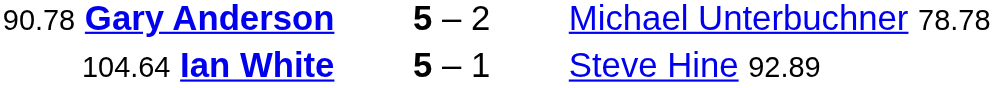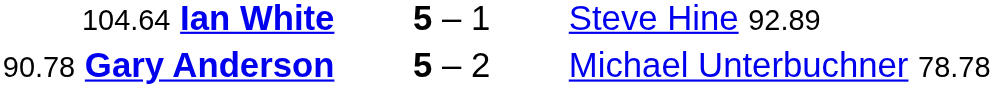rows swapped: (169, 18) <-> (208, 65)
